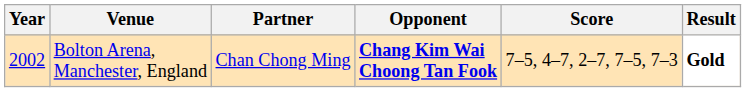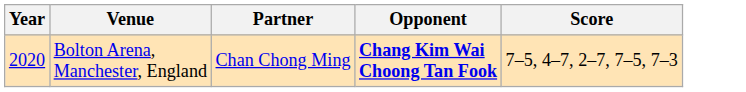- column: (711, 19)
(27, 60) 2002 -> (27, 60) 2020
